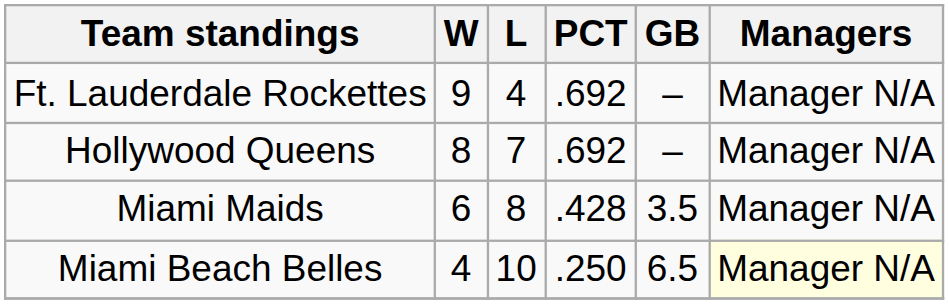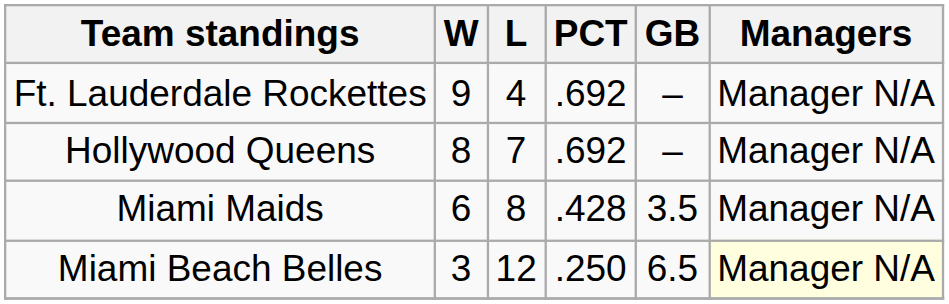(461, 268) 4 -> (461, 268) 3
(516, 268) 10 -> (516, 268) 12
